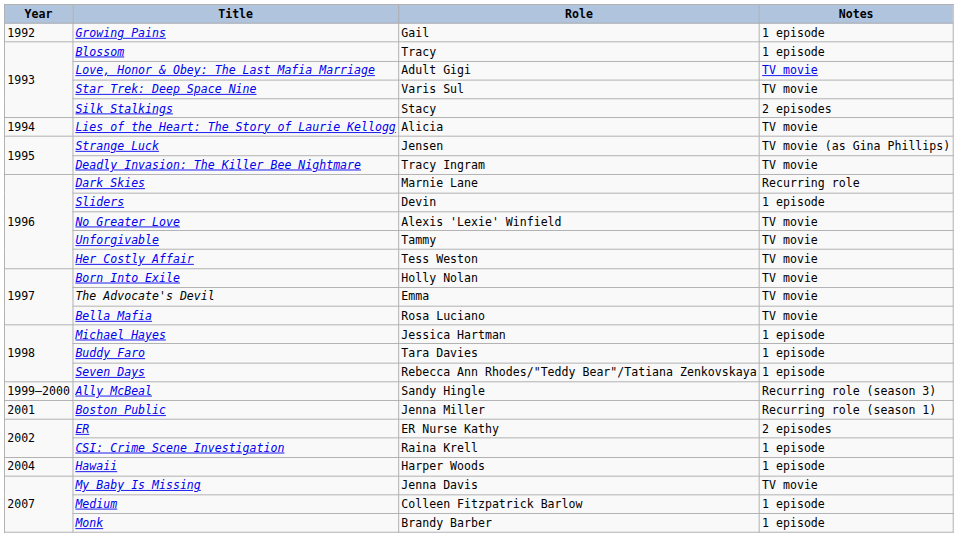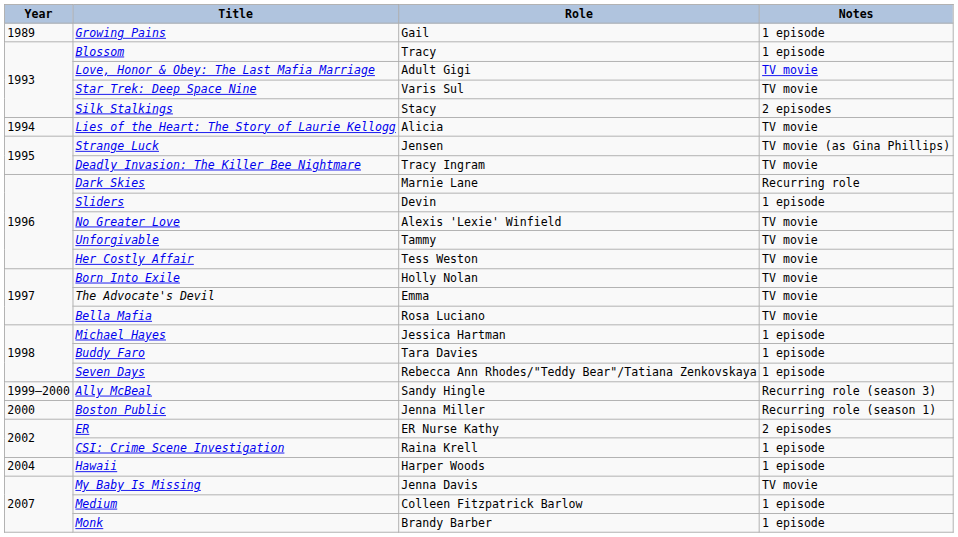(21, 33) 1992 -> (21, 33) 1989
(21, 410) 2001 -> (21, 410) 2000
